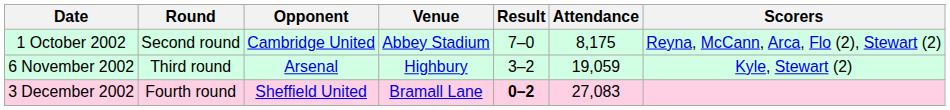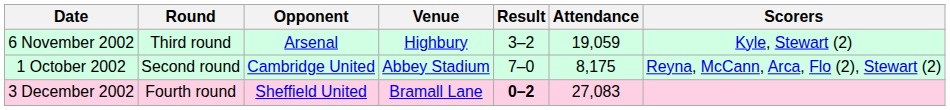rows swapped: (71, 42) <-> (71, 67)
